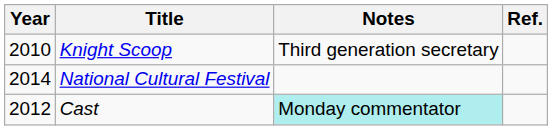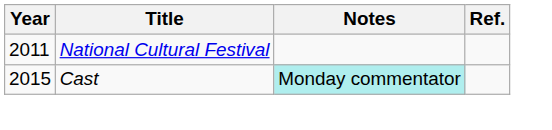- row: (116, 49)
(30, 79) 2014 -> (29, 49) 2011
(30, 109) 2012 -> (30, 79) 2015
